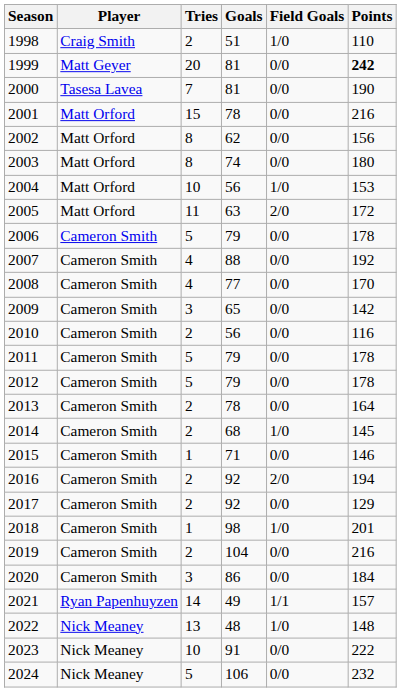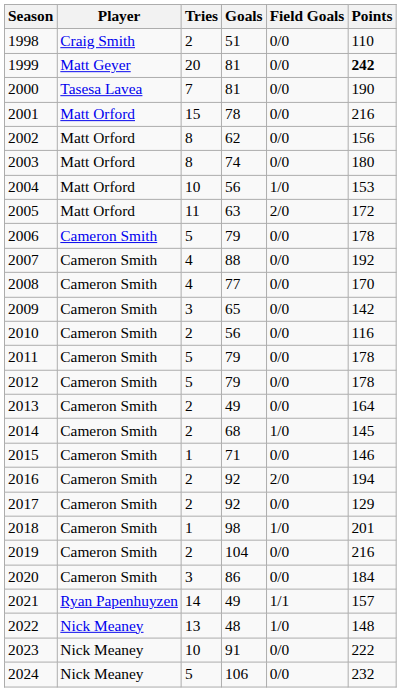(279, 41) 1/0 -> (279, 41) 0/0
(233, 406) 78 -> (233, 406) 49
